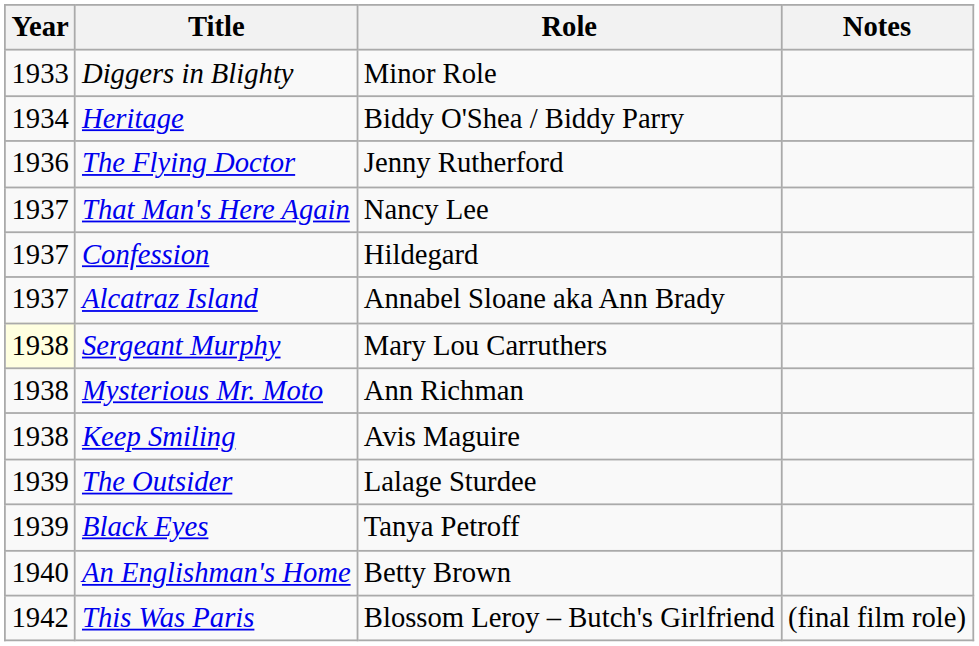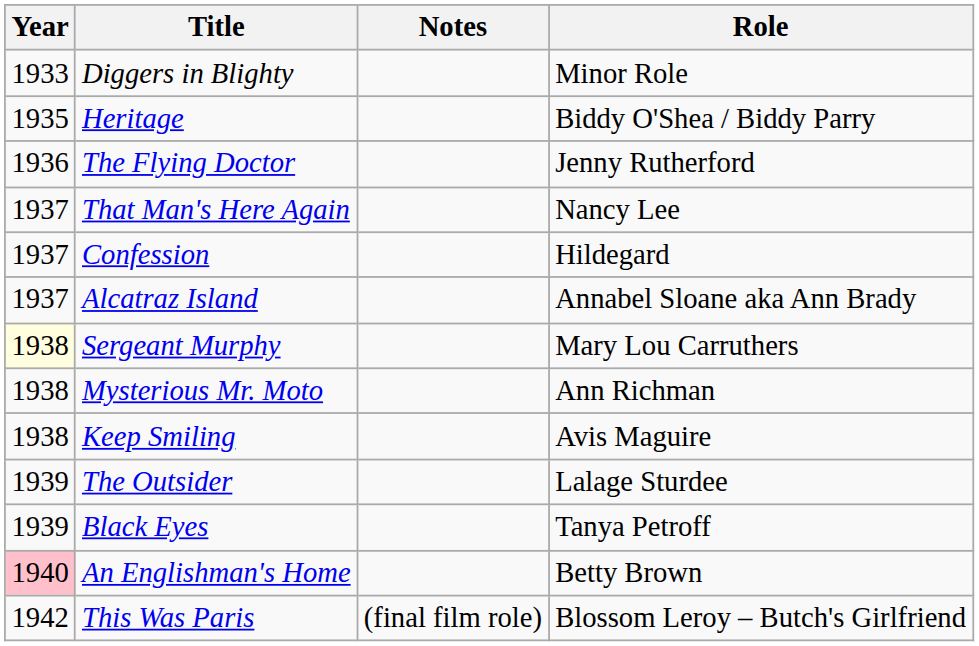columns swapped: (569, 27) <-> (877, 27)
(40, 118) 1934 -> (40, 118) 1935
(40, 572) no background -> (40, 572) pink background
